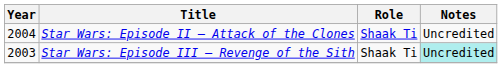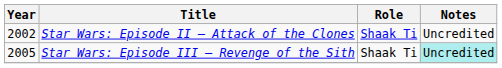(22, 33) 2004 -> (22, 33) 2002
(22, 53) 2003 -> (22, 53) 2005
